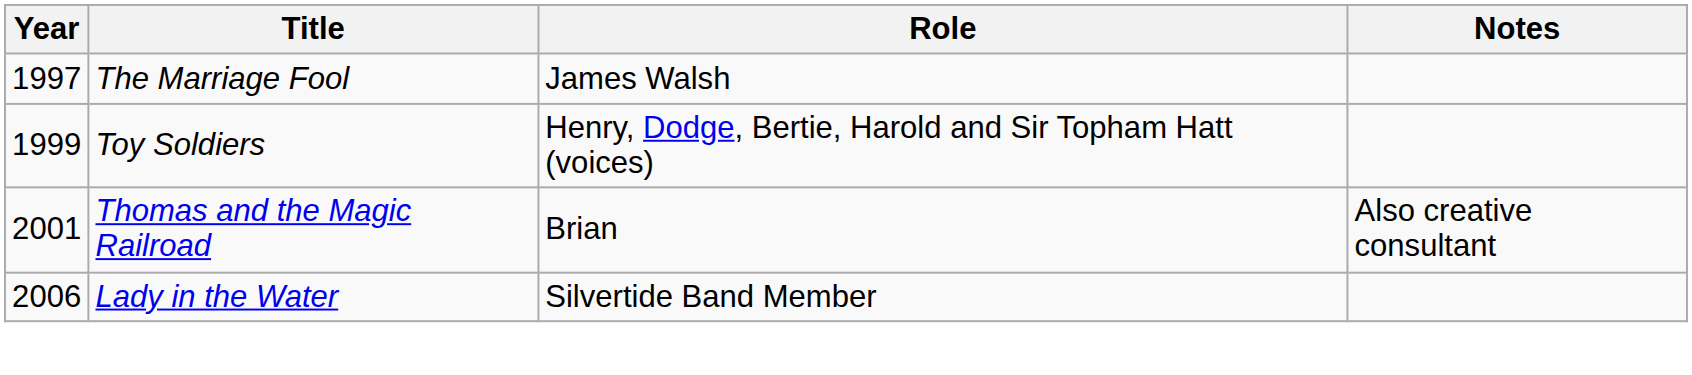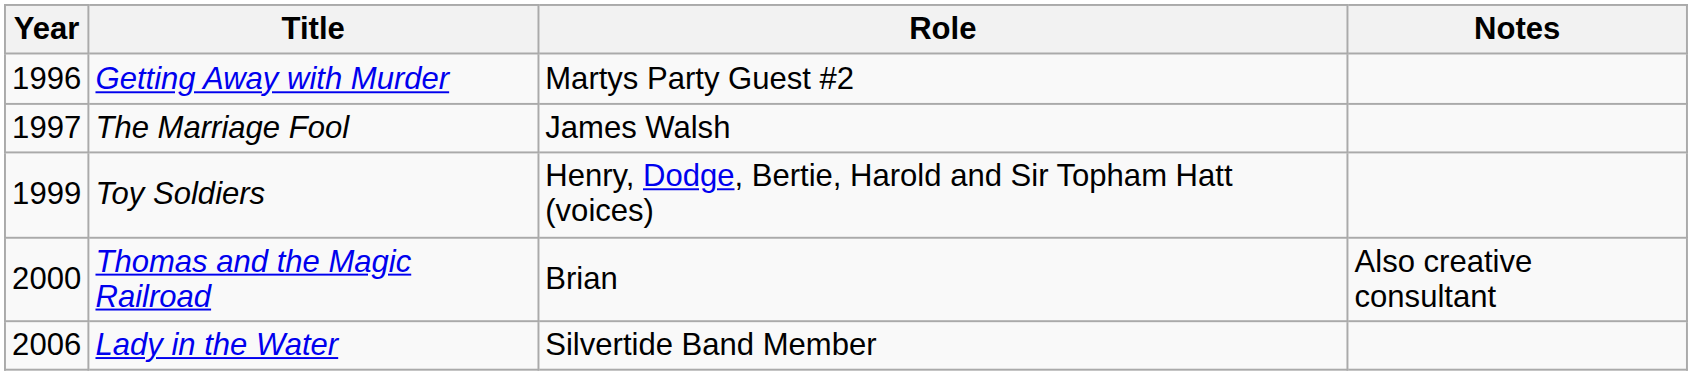+ row: (272, 78)
(47, 229) 2001 -> (47, 278) 2000
